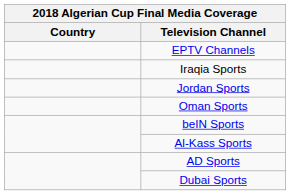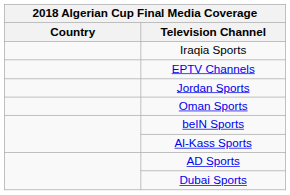rows swapped: (213, 50) <-> (213, 69)
